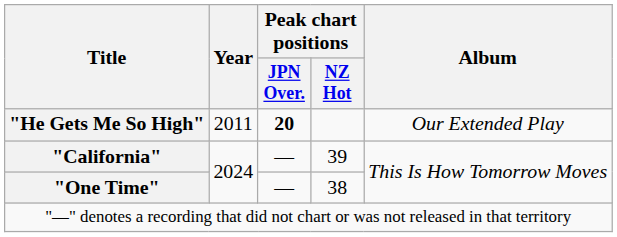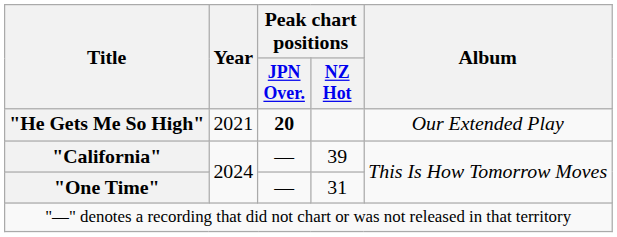(233, 124) 2011 -> (233, 124) 2021
(337, 187) 38 -> (337, 187) 31
